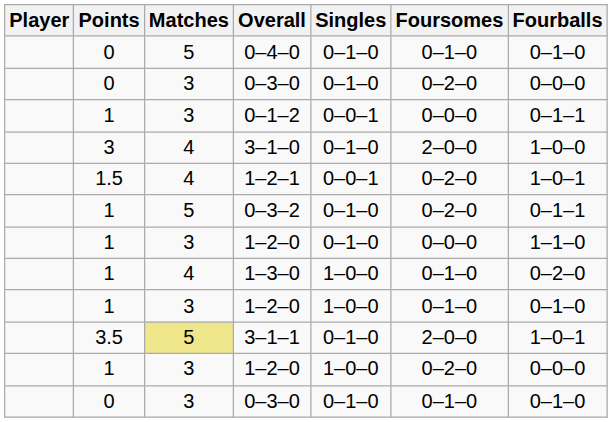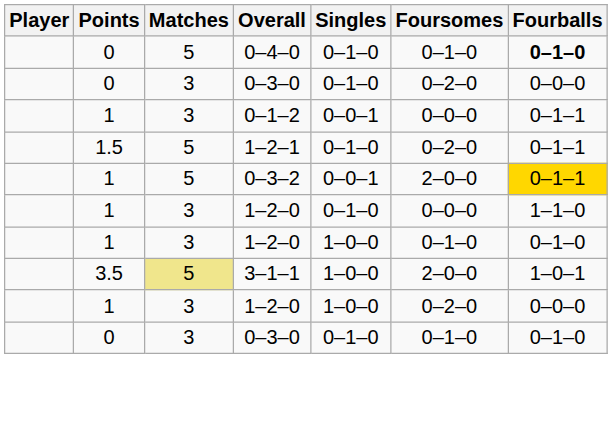(558, 52) normal -> (558, 52) bold
- row: (109, 147)
(189, 178) 4 -> (189, 147) 5
(351, 178) 0–0–1 -> (351, 147) 0–1–0
(558, 178) 1–0–1 -> (558, 147) 0–1–1
(351, 210) 0–1–0 -> (351, 178) 0–0–1
(449, 210) 0–2–0 -> (449, 178) 2–0–0
(558, 210) no background -> (558, 178) gold background
- row: (109, 274)
(351, 337) 0–1–0 -> (351, 274) 1–0–0
